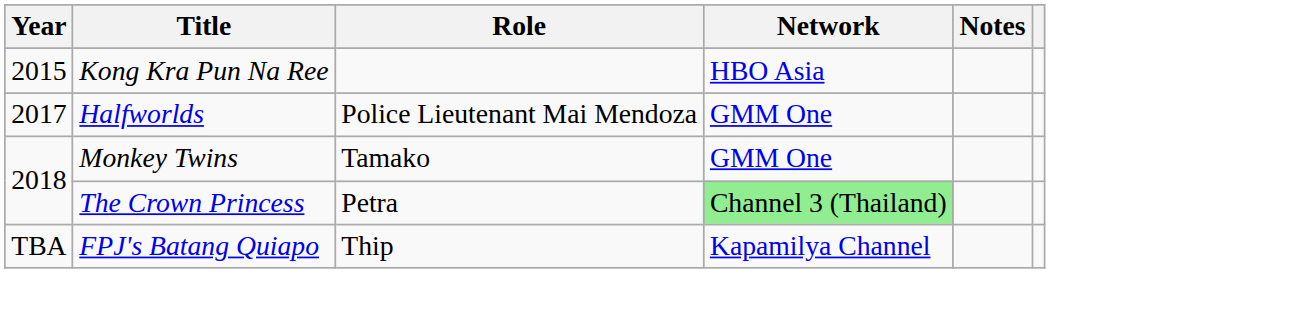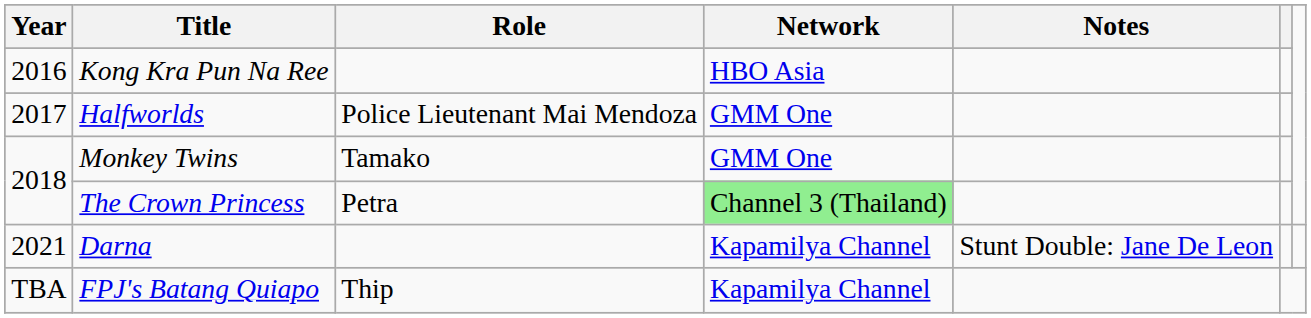(39, 70) 2015 -> (39, 70) 2016
+ row: (116, 245)
